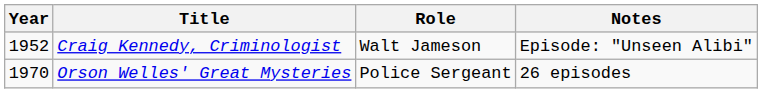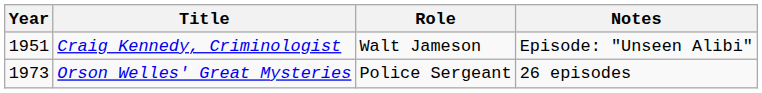(29, 46) 1952 -> (29, 46) 1951
(29, 74) 1970 -> (29, 74) 1973
